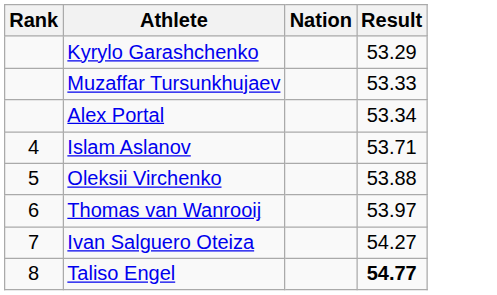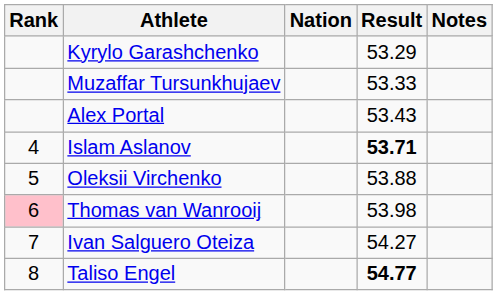+ column: (459, 20)
(392, 115) 53.34 -> (392, 115) 53.43
(392, 147) normal -> (392, 147) bold
(34, 210) no background -> (34, 210) pink background
(392, 210) 53.97 -> (392, 210) 53.98
